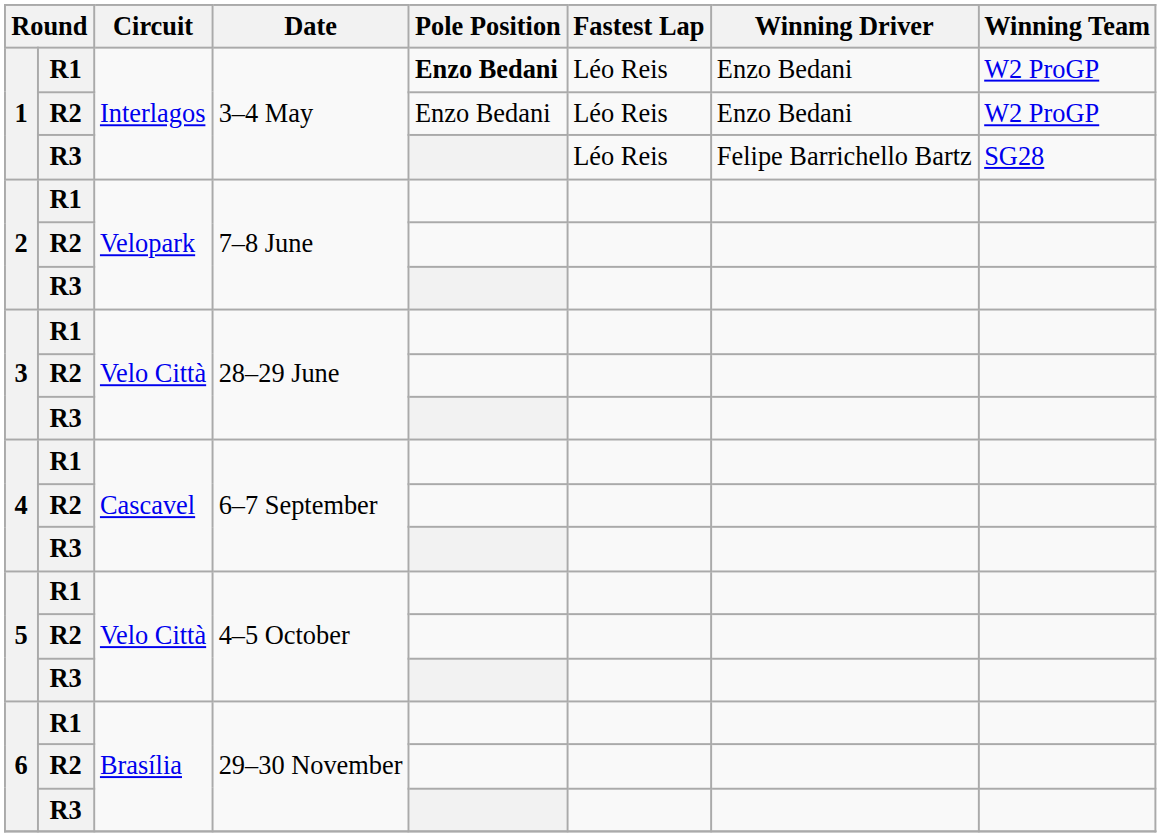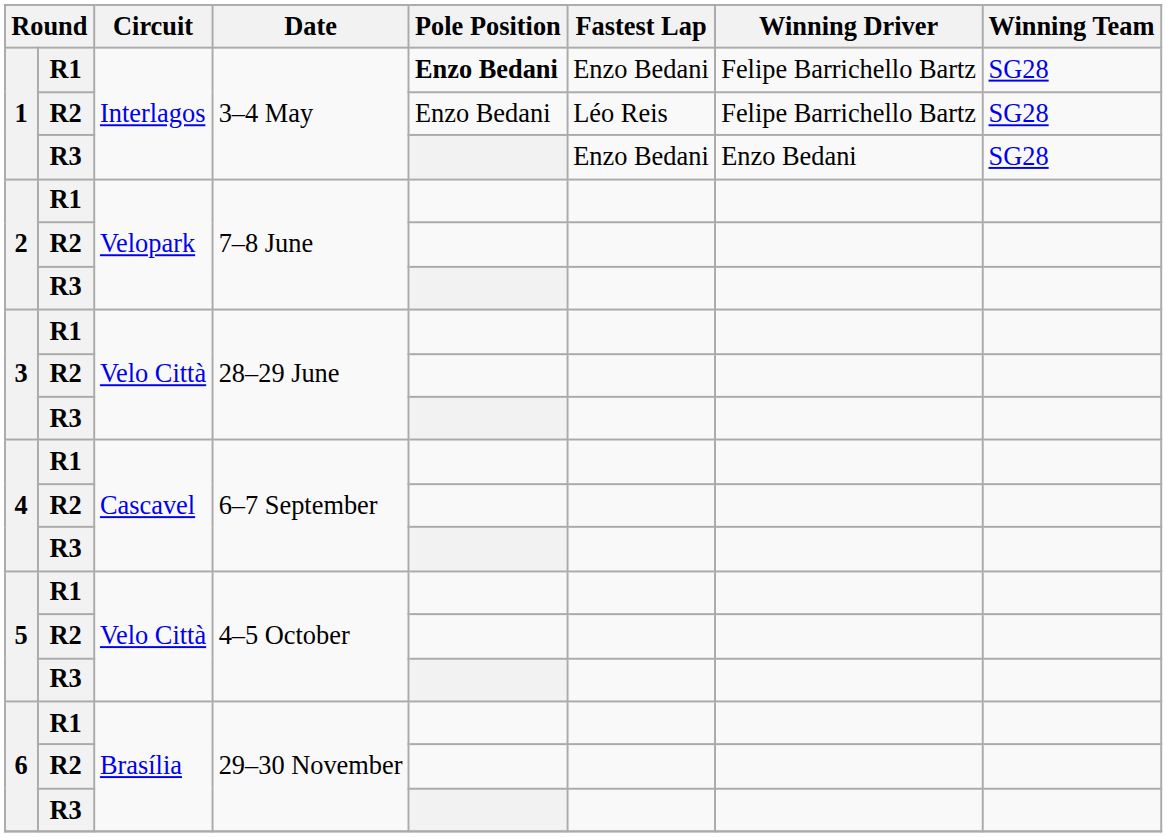(620, 69) Léo Reis -> (641, 69) Enzo Bedani
(785, 69) Enzo Bedani -> (849, 69) Felipe Barrichello Bartz
(1042, 69) W2 ProGP -> (1019, 69) SG28
(785, 112) Enzo Bedani -> (849, 112) Felipe Barrichello Bartz
(1042, 112) W2 ProGP -> (1019, 112) SG28
(620, 156) Léo Reis -> (641, 156) Enzo Bedani
(844, 156) Felipe Barrichello Bartz -> (789, 156) Enzo Bedani
